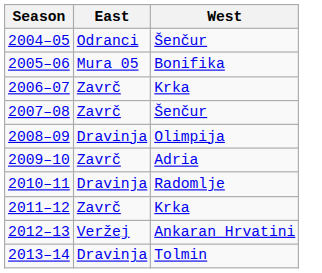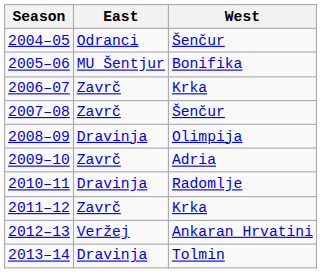(108, 64) Mura 05 -> (121, 64) MU Šentjur
